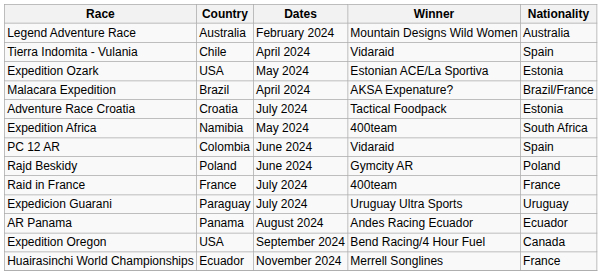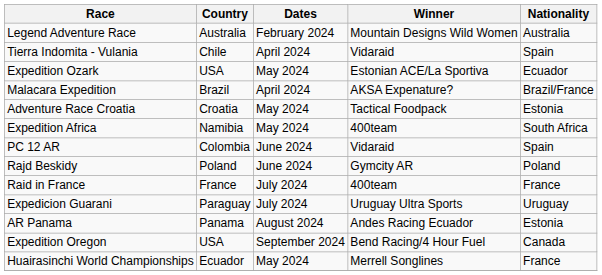(543, 71) Estonia -> (545, 71) Ecuador
(282, 109) July 2024 -> (282, 109) May 2024
(545, 223) Ecuador -> (543, 223) Estonia
(299, 261) November 2024 -> (282, 261) May 2024
